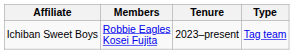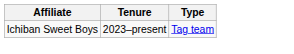- column: (137, 12)
